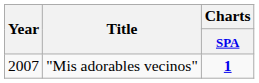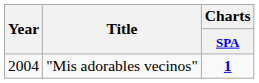(24, 66) 2007 -> (24, 66) 2004
